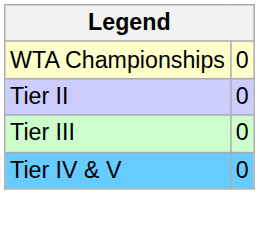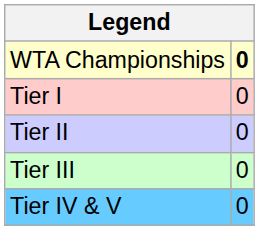(242, 59) normal -> (242, 59) bold
+ row: (36, 96)
